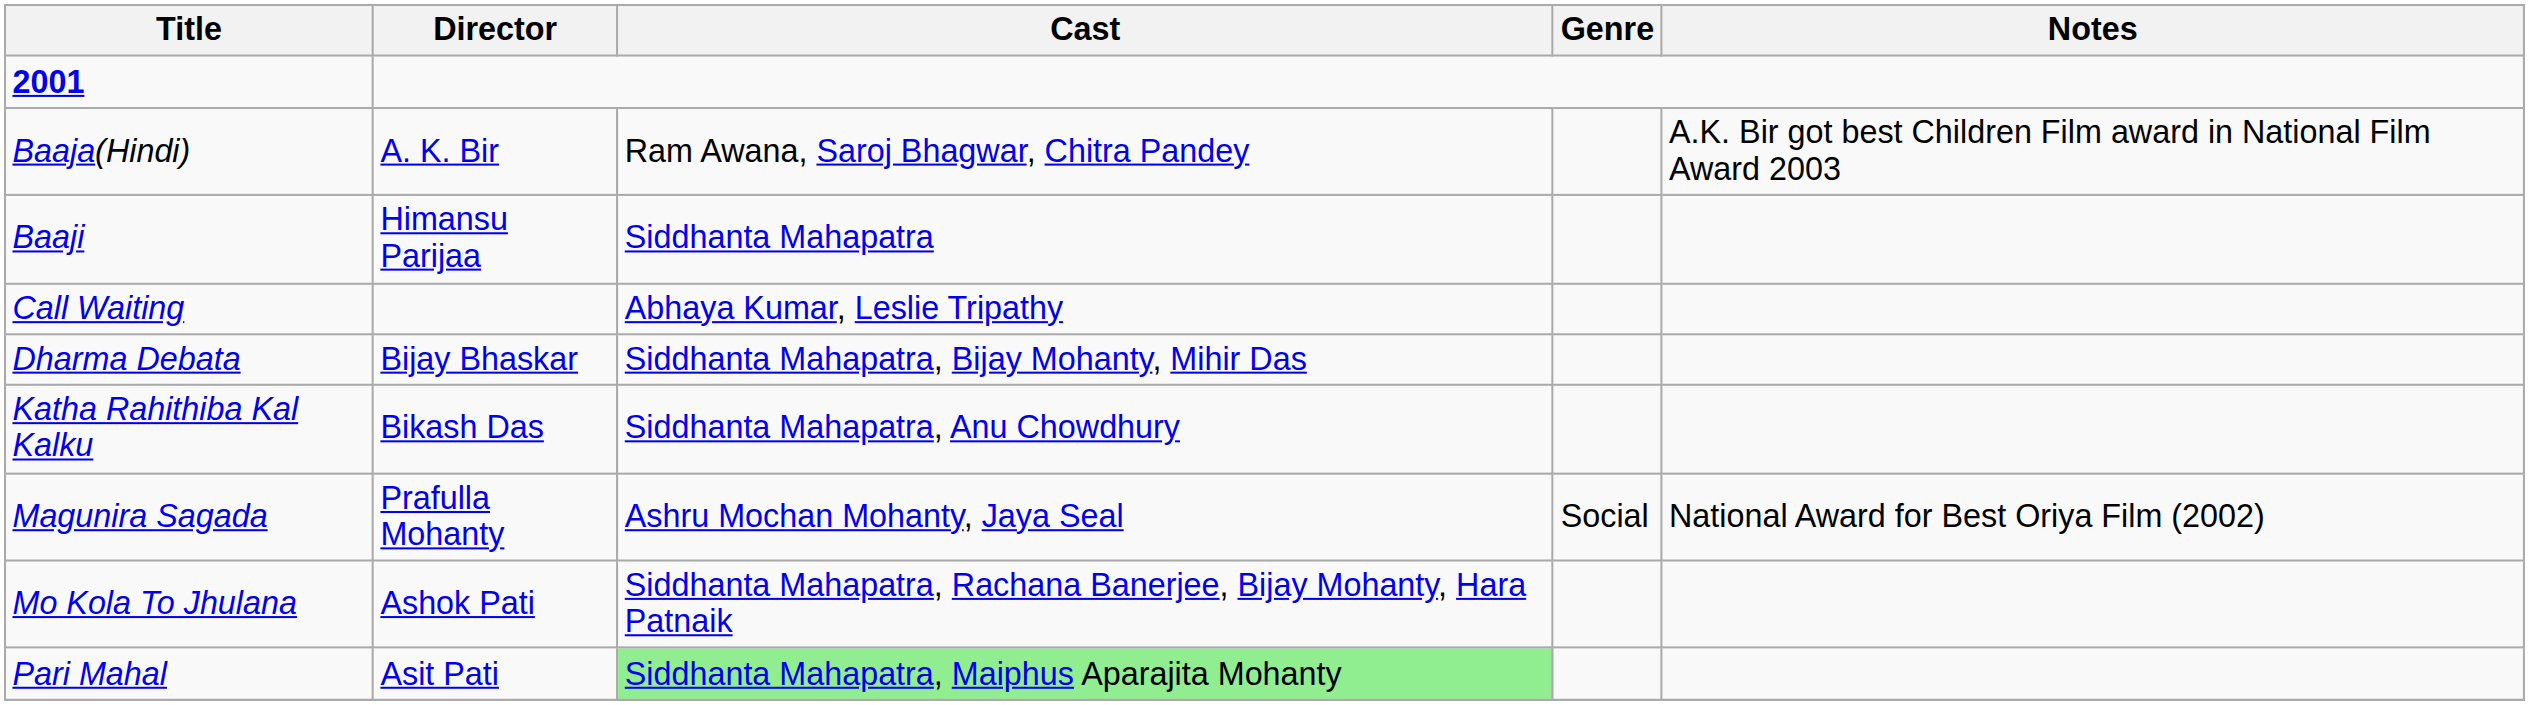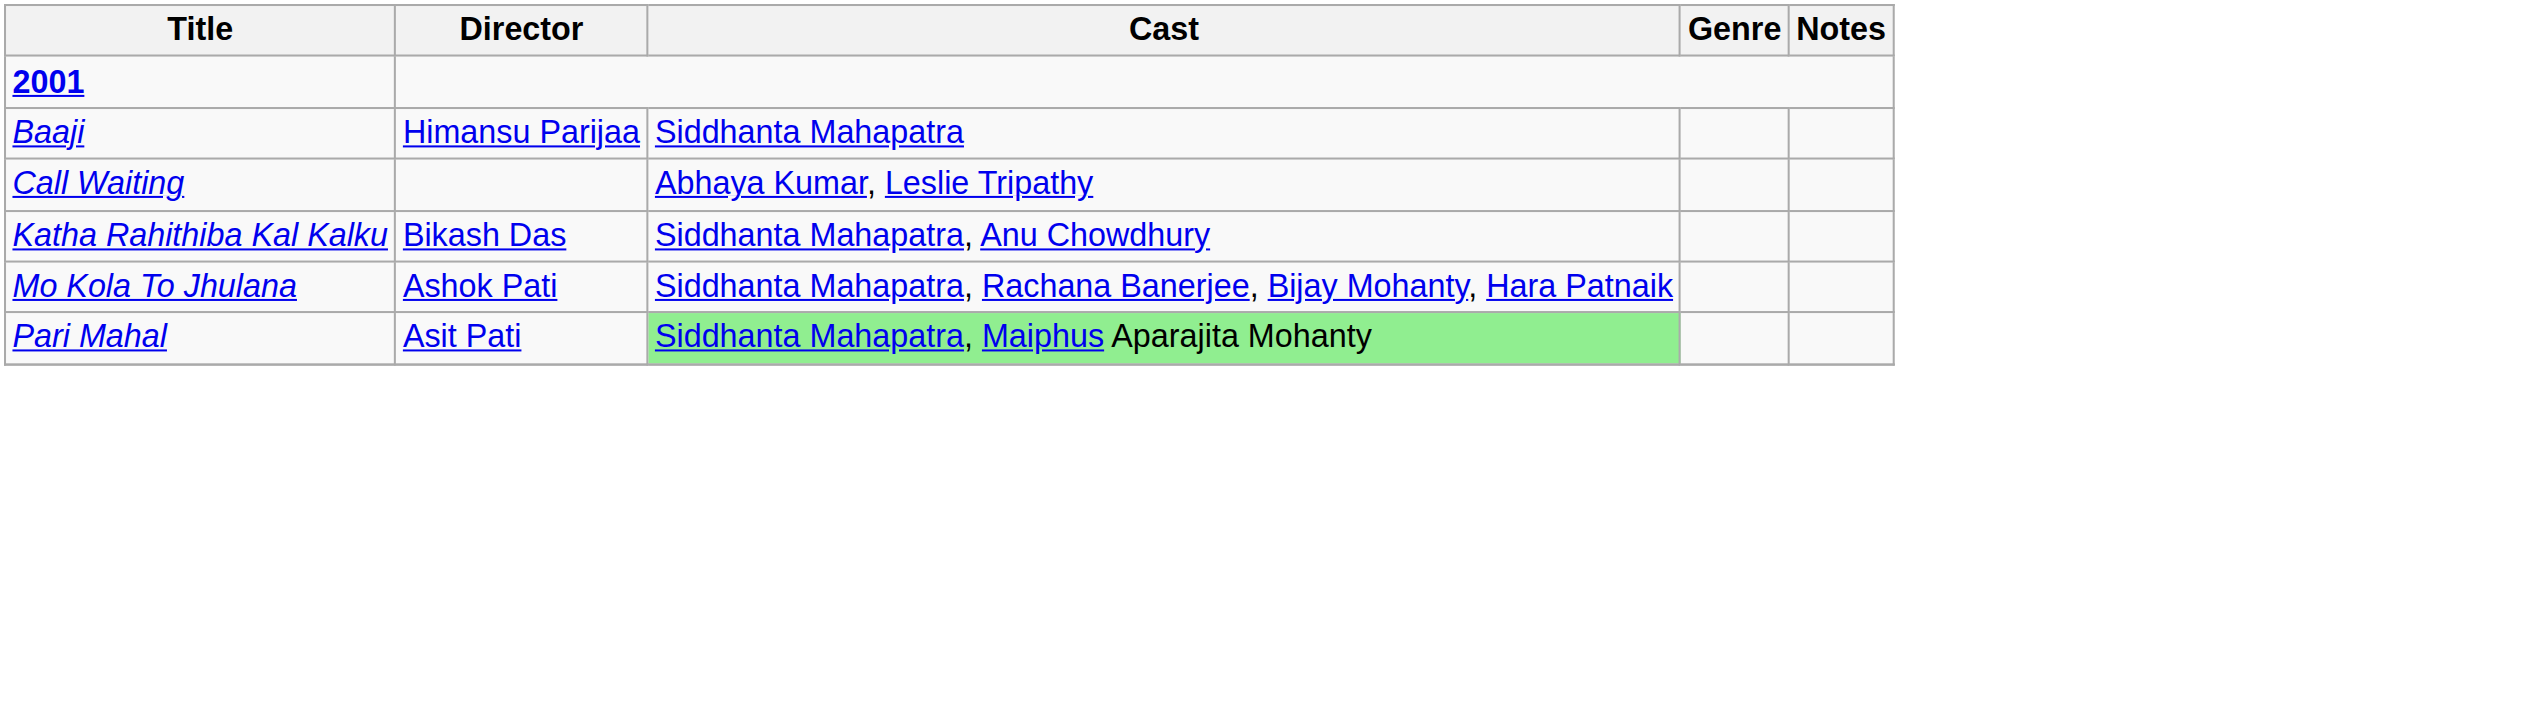- row: (101, 150)
- row: (127, 359)
- row: (140, 516)
